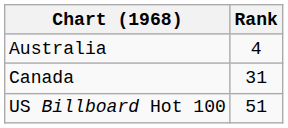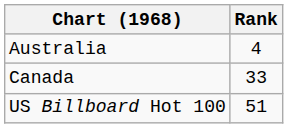(256, 78) 31 -> (256, 78) 33
